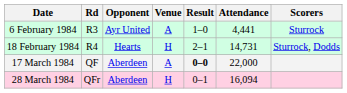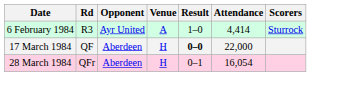(244, 29) 4,441 -> (238, 29) 4,414
- row: (43, 46)
(168, 63) A -> (163, 46) H
(244, 80) 16,094 -> (238, 63) 16,054
